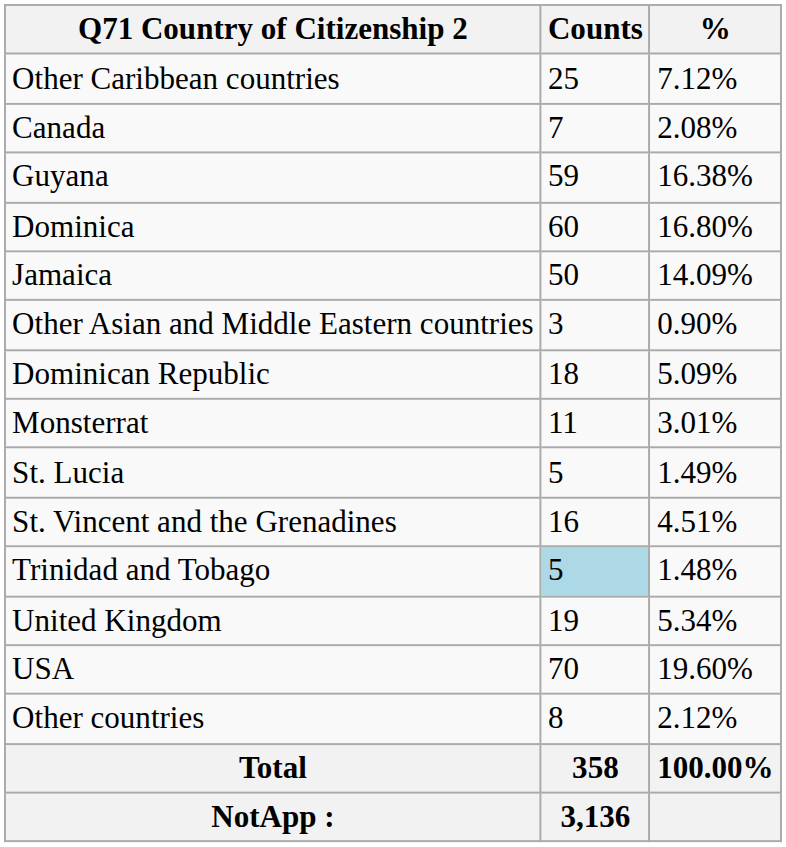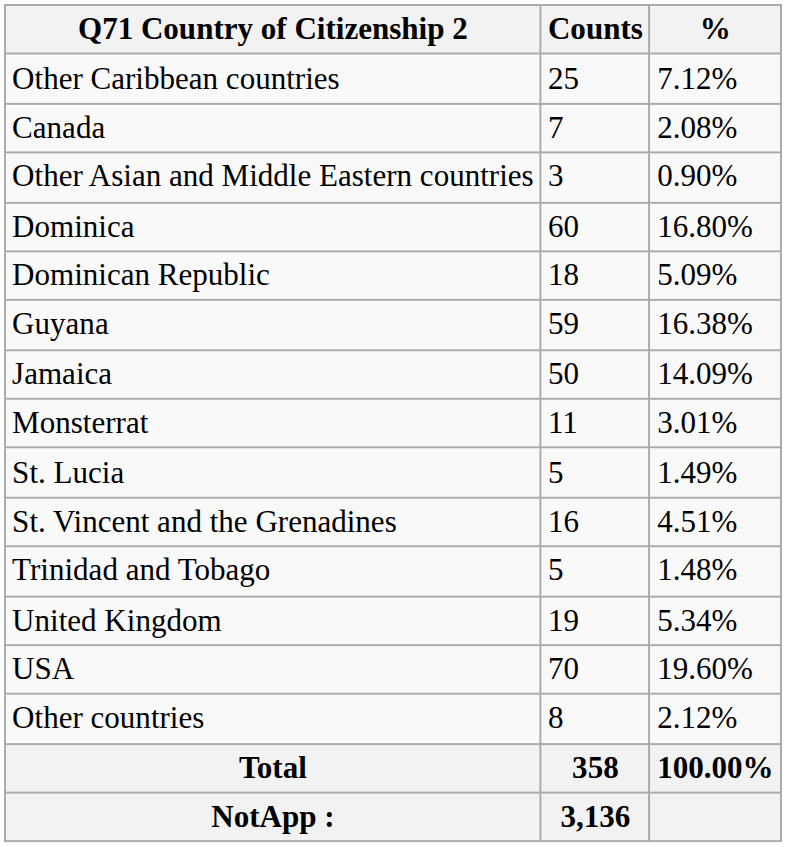rows swapped: (273, 324) <-> (60, 176)
rows swapped: (141, 373) <-> (62, 275)
(556, 570) lightblue background -> (556, 570) no background
